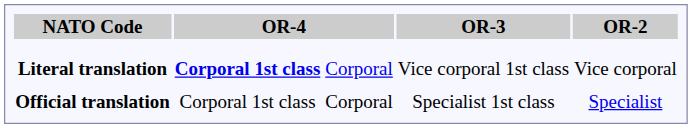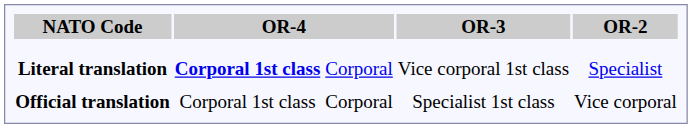(625, 68) Vice corporal -> (625, 68) Specialist
(625, 101) Specialist -> (625, 101) Vice corporal
